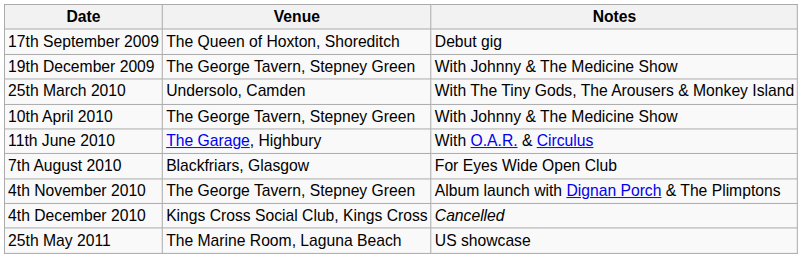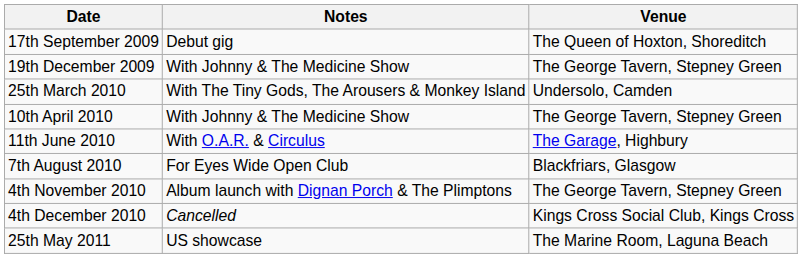columns swapped: (297, 16) <-> (614, 16)
